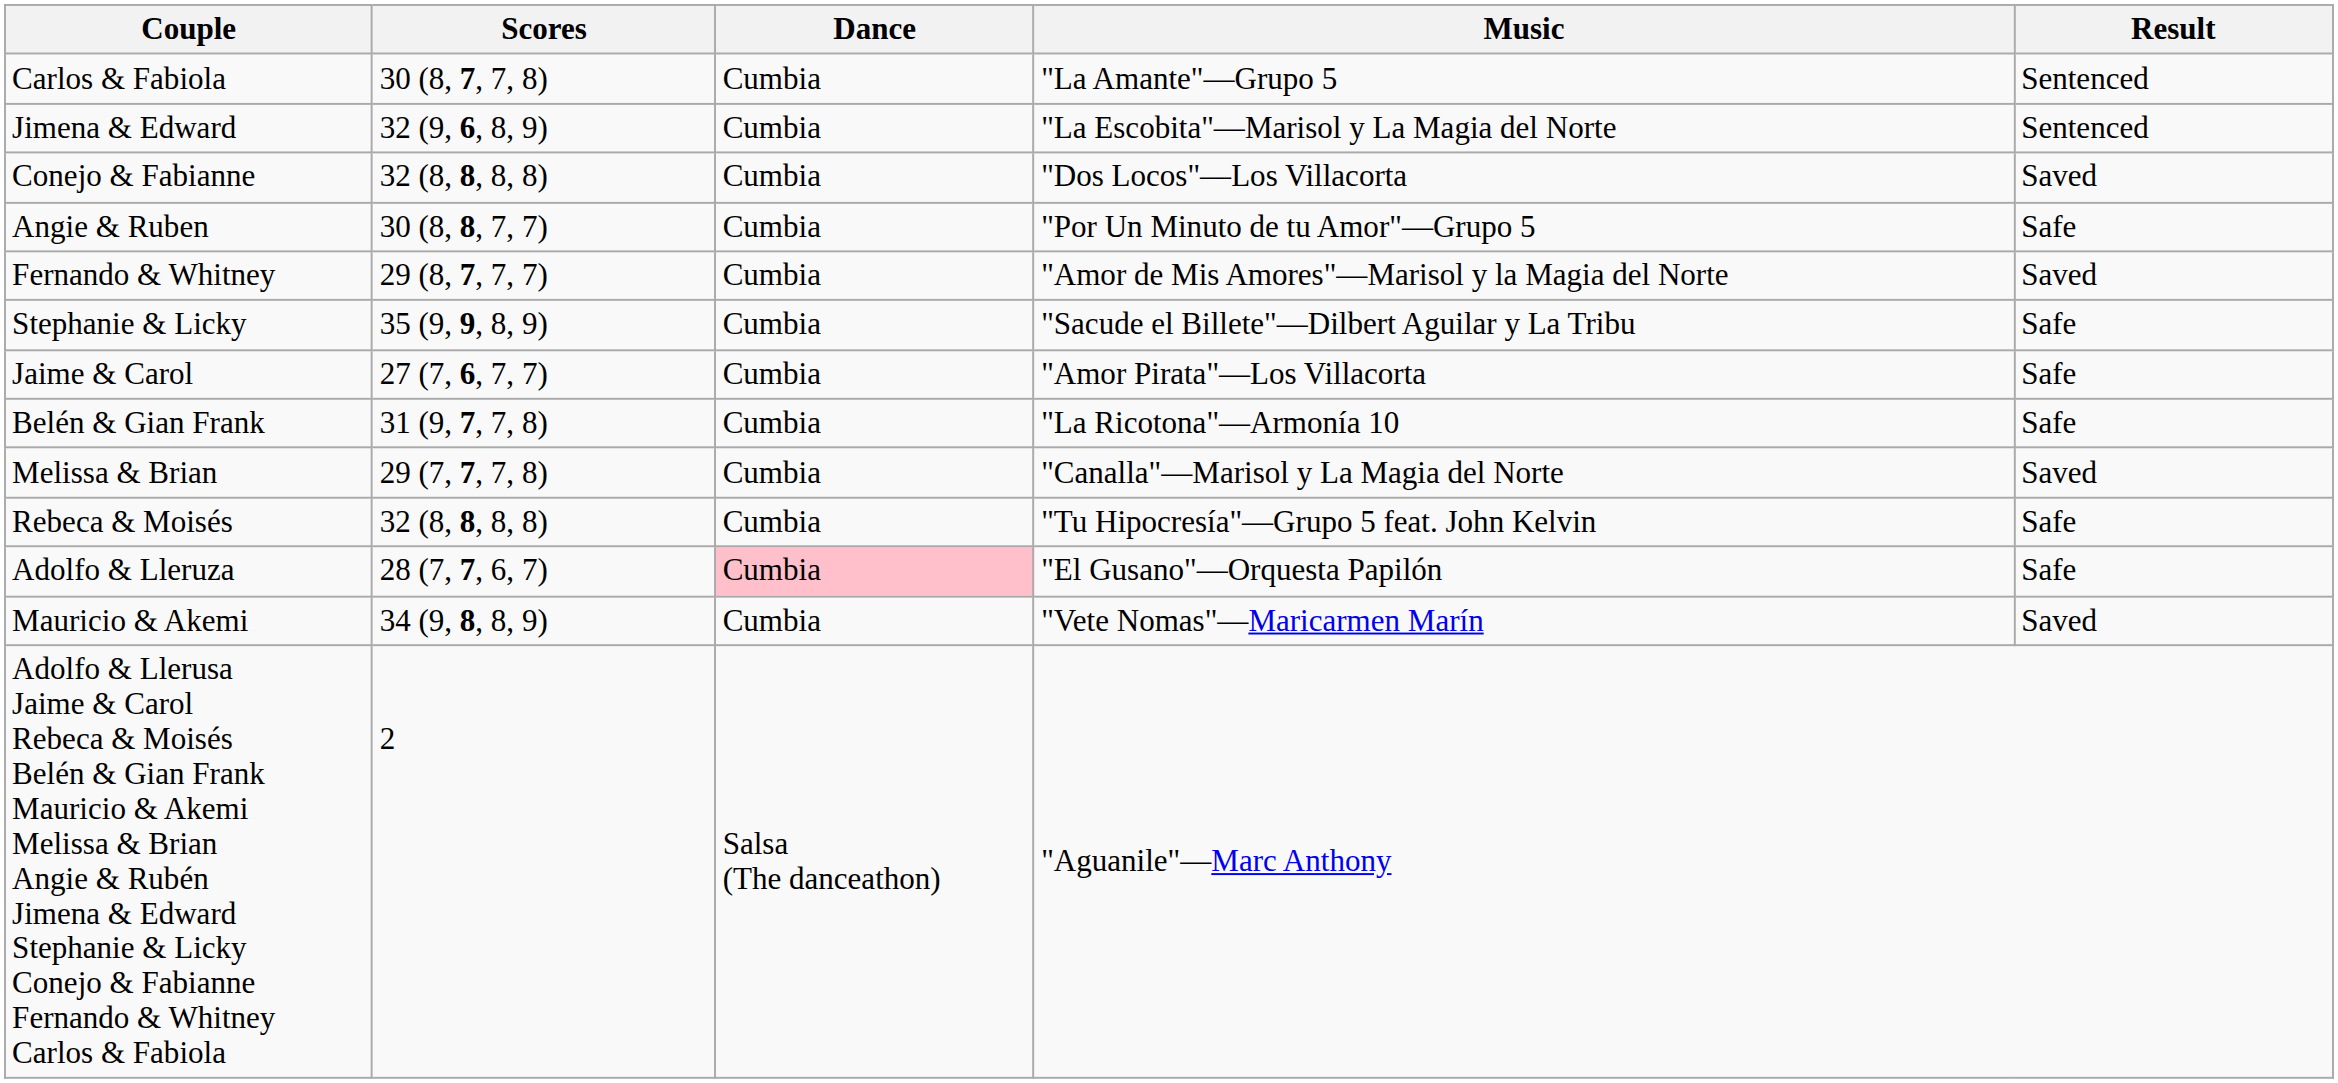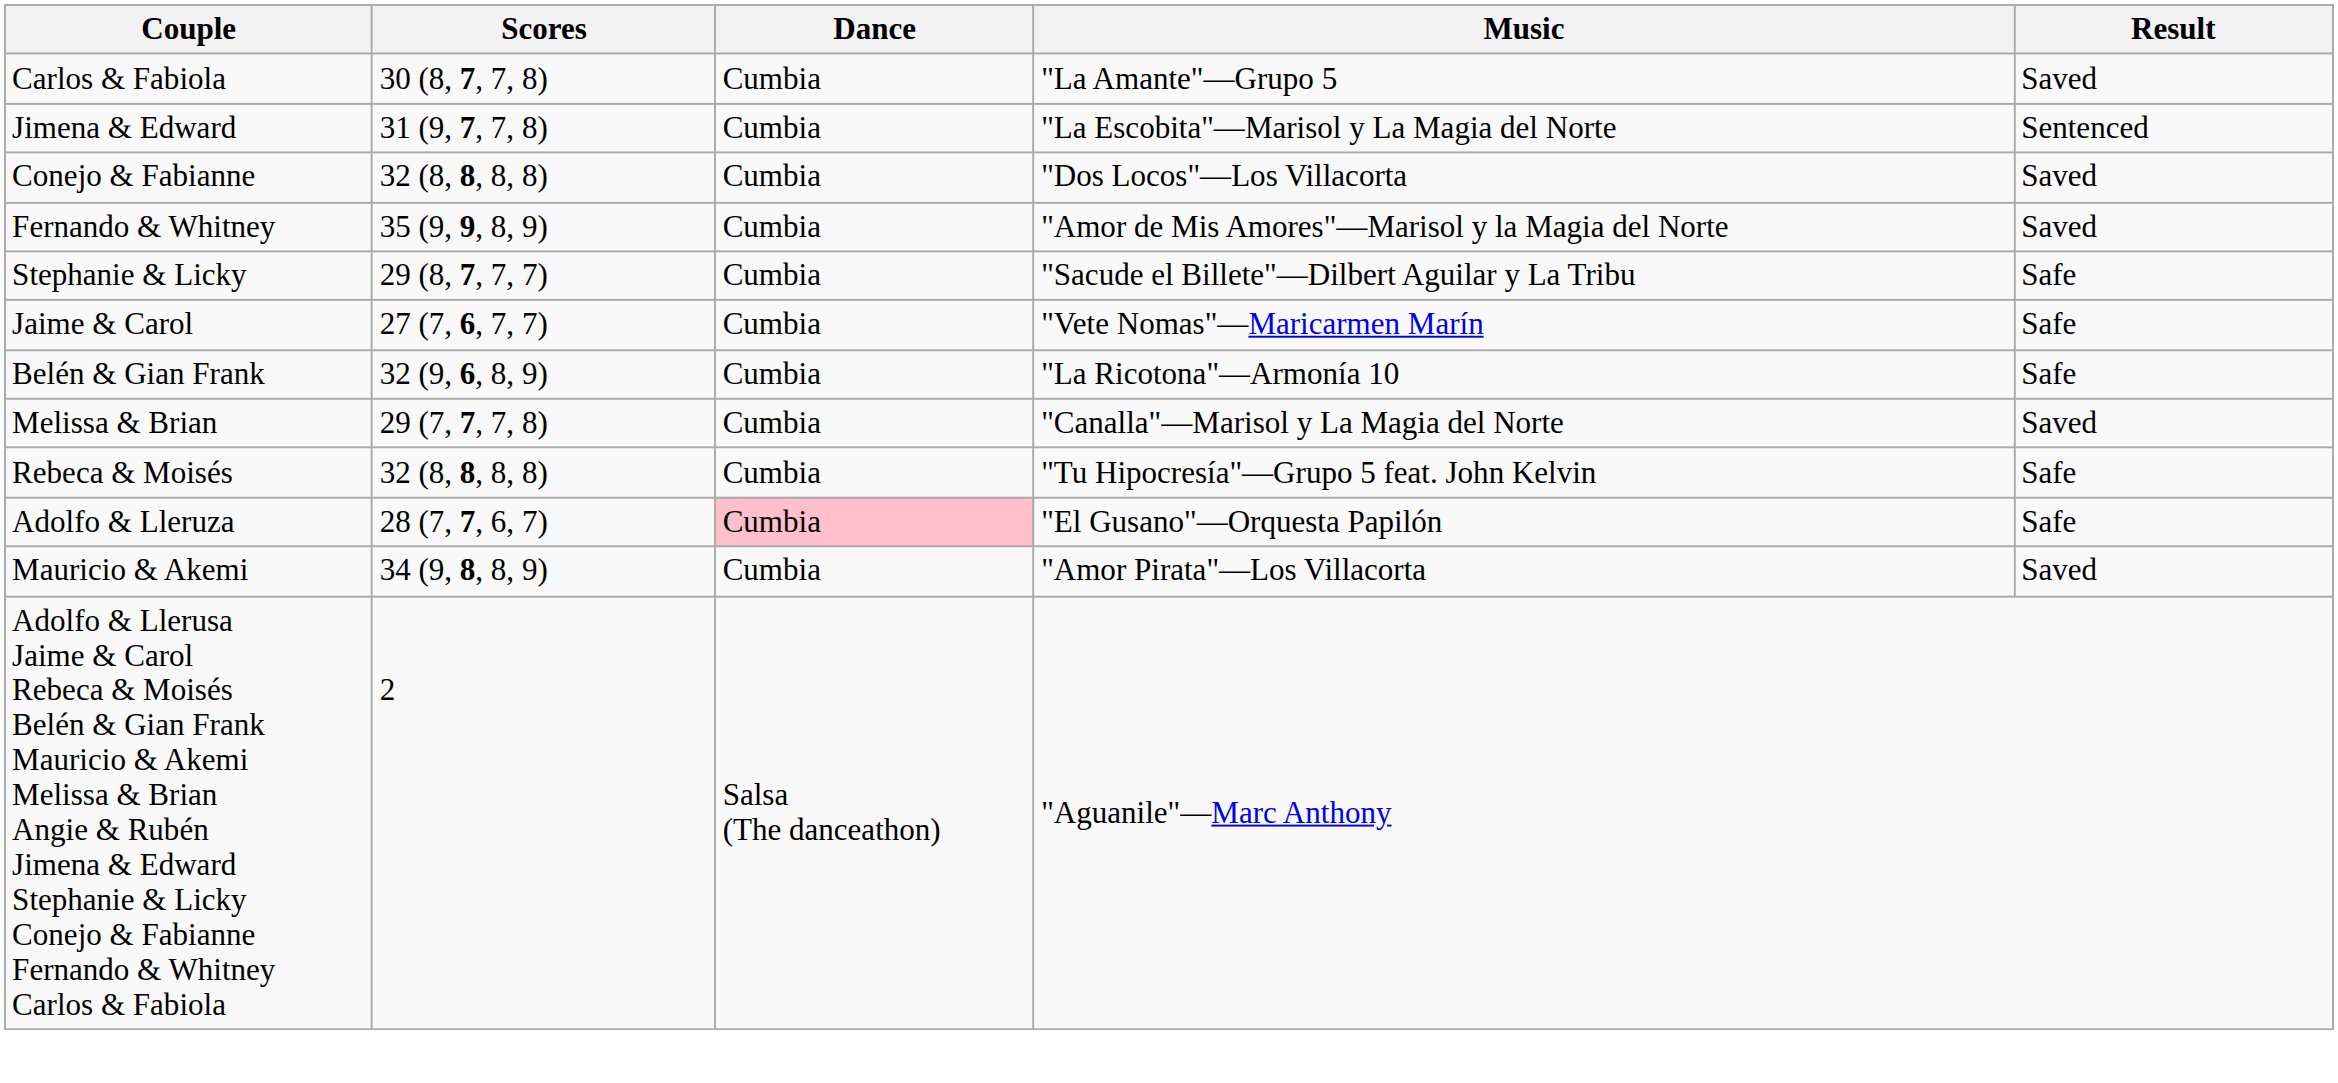(2085, 78) Sentenced -> (2059, 78) Saved
(464, 127) 32 (9, 6, 8, 9) -> (464, 127) 31 (9, 7, 7, 8)
- row: (110, 226)
(464, 275) 29 (8, 7, 7, 7) -> (464, 226) 35 (9, 9, 8, 9)
(464, 324) 35 (9, 9, 8, 9) -> (464, 275) 29 (8, 7, 7, 7)
(1234, 373) "Amor Pirata"—Los Villacorta -> (1262, 324) "Vete Nomas"—Maricarmen Marín
(464, 422) 31 (9, 7, 7, 8) -> (464, 373) 32 (9, 6, 8, 9)
(1262, 619) "Vete Nomas"—Maricarmen Marín -> (1234, 570) "Amor Pirata"—Los Villacorta
